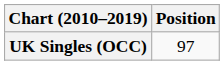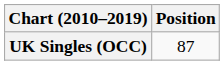(186, 45) 97 -> (186, 45) 87
